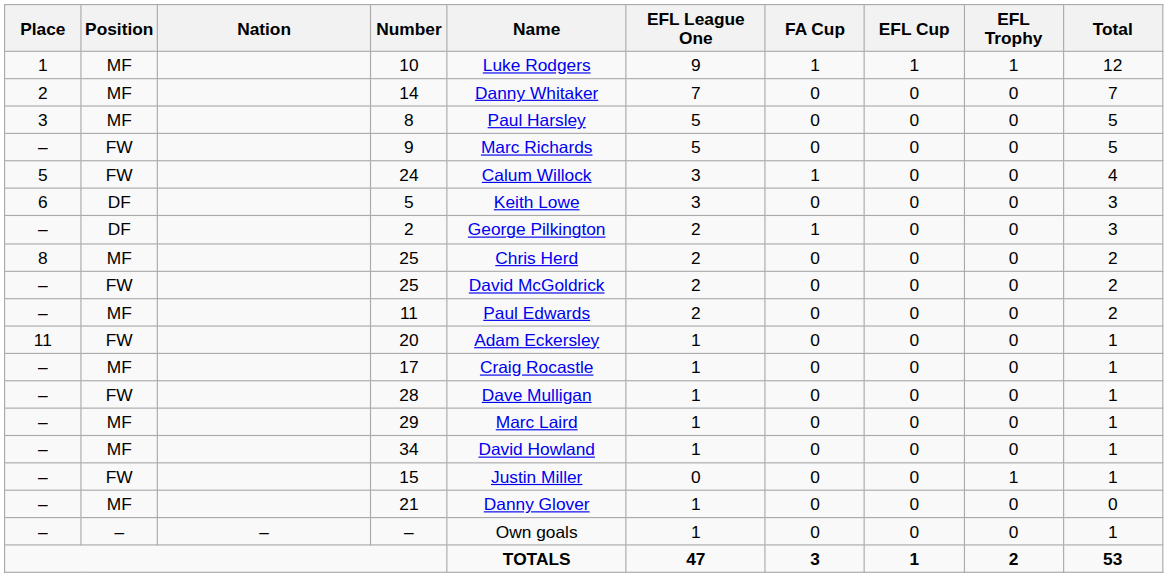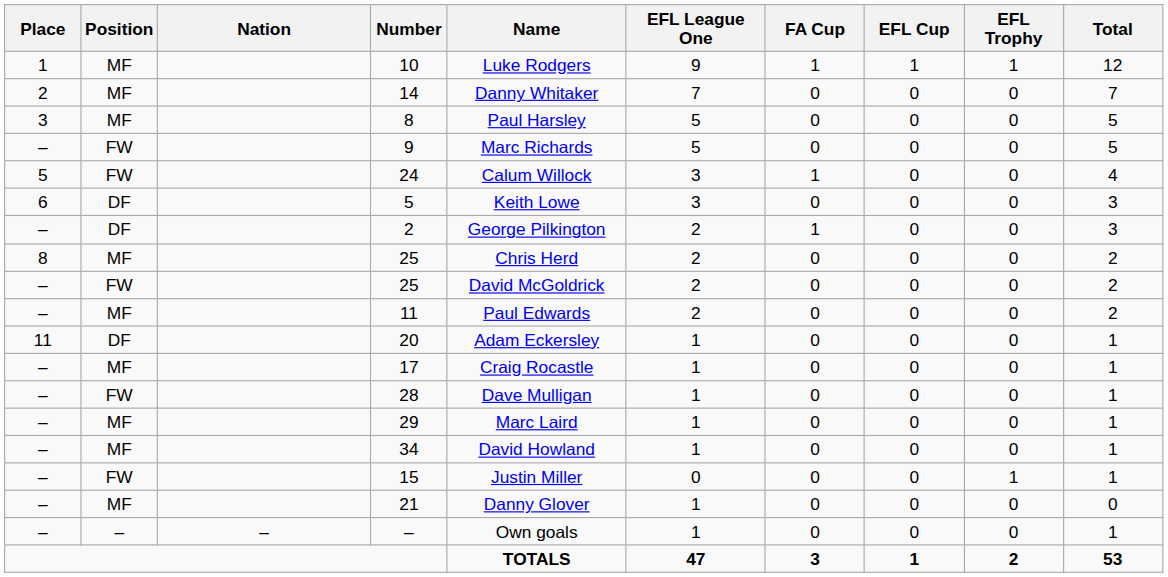(119, 340) FW -> (119, 340) DF
